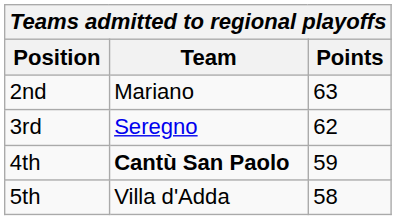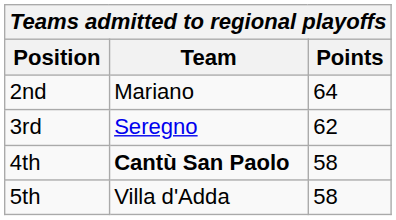(326, 92) 63 -> (326, 92) 64
(326, 162) 59 -> (326, 162) 58
